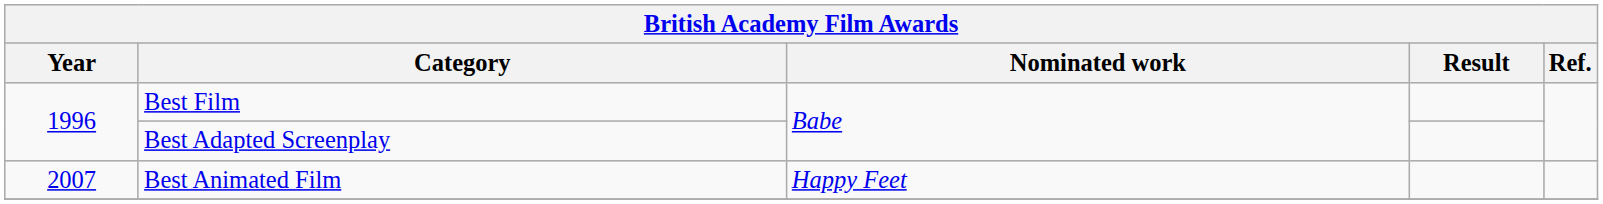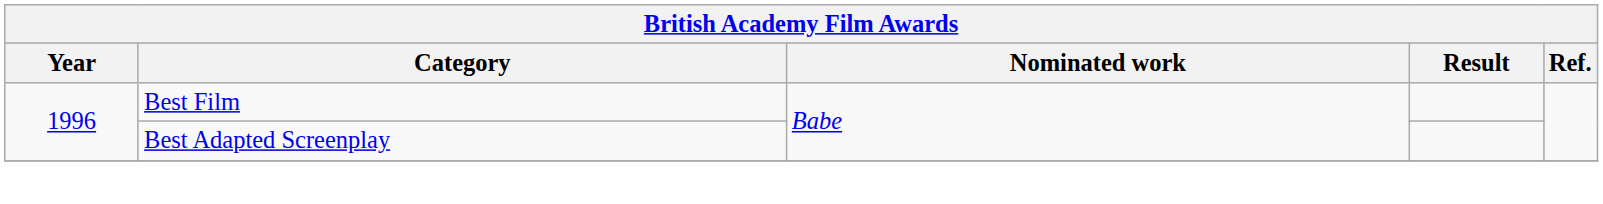- row: (243, 179)
